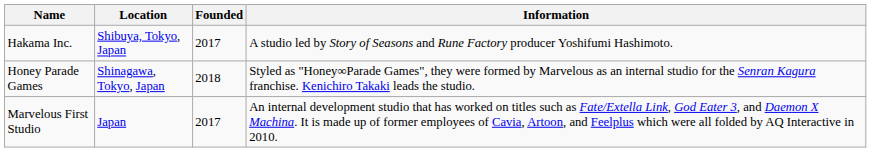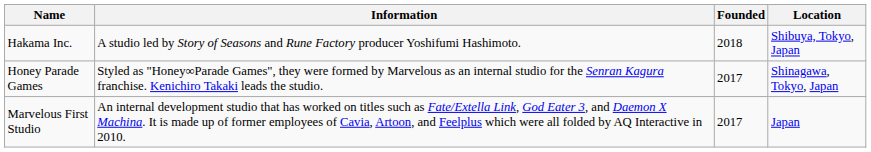columns swapped: (143, 14) <-> (556, 14)
(208, 43) 2017 -> (730, 43) 2018
(208, 78) 2018 -> (730, 78) 2017
